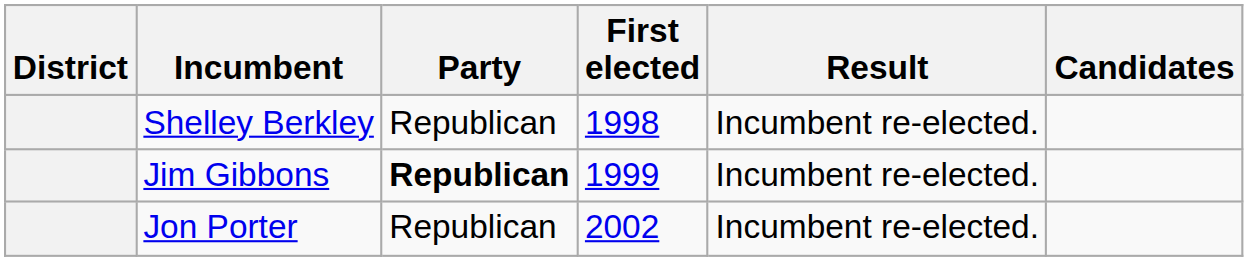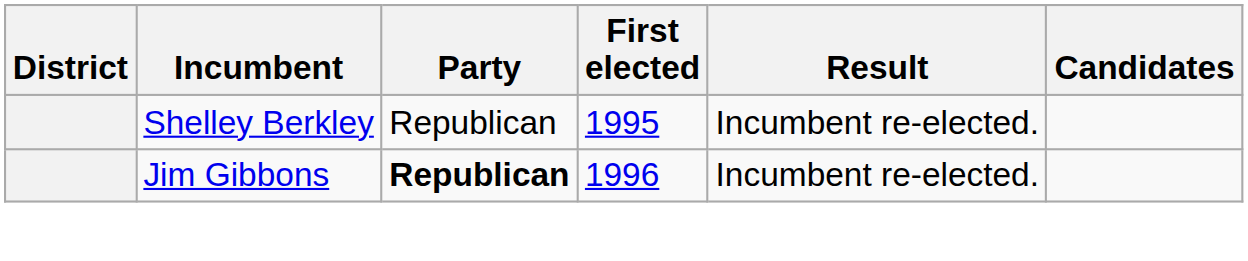(622, 121) 1998 -> (622, 121) 1995
(622, 174) 1999 -> (622, 174) 1996
- row: (221, 227)
